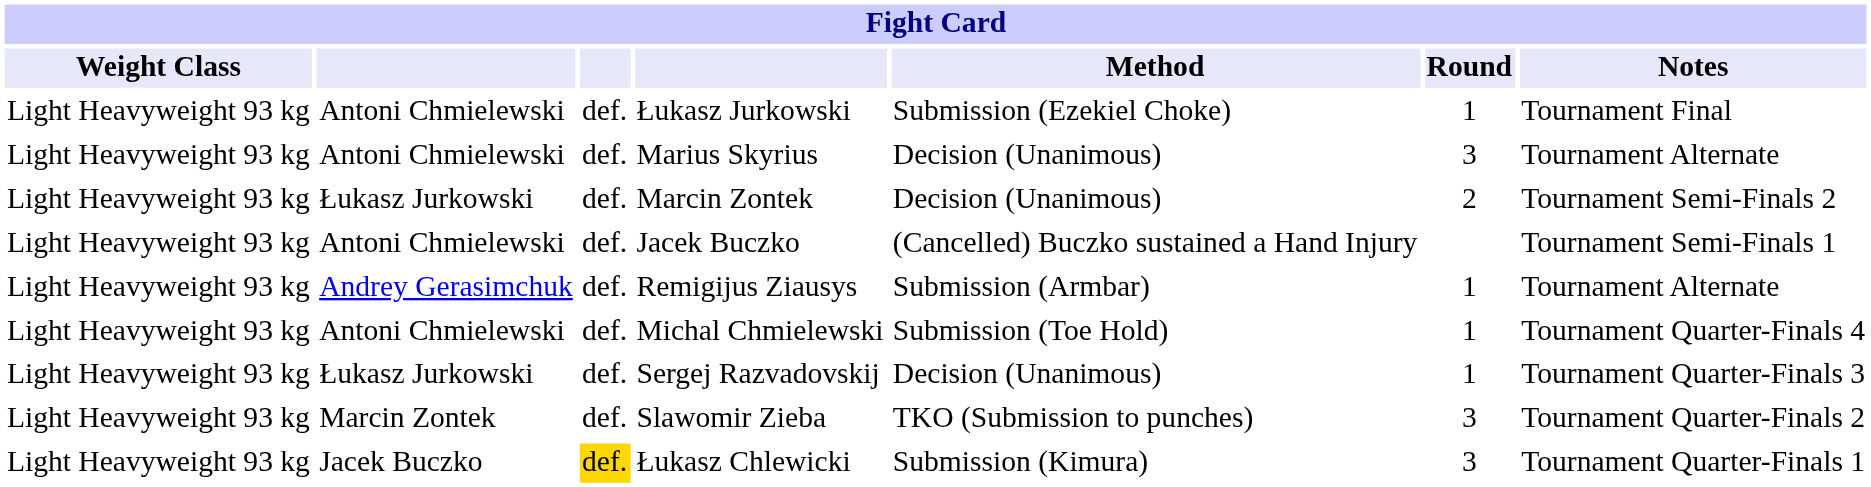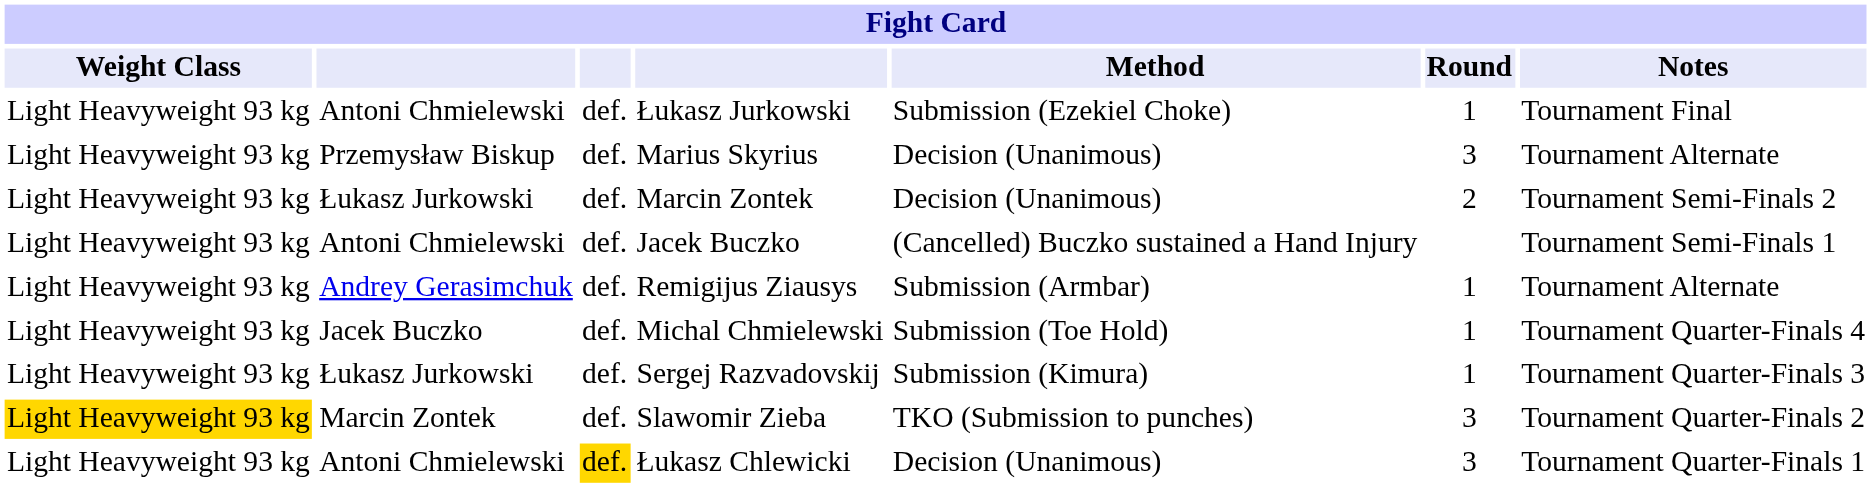(442, 155) Antoni Chmielewski -> (437, 155) Przemysław Biskup
(442, 330) Antoni Chmielewski -> (401, 330) Jacek Buczko
(1027, 374) Decision (Unanimous) -> (1021, 374) Submission (Kimura)
(158, 418) no background -> (158, 418) gold background
(401, 462) Jacek Buczko -> (442, 462) Antoni Chmielewski
(1021, 462) Submission (Kimura) -> (1027, 462) Decision (Unanimous)
